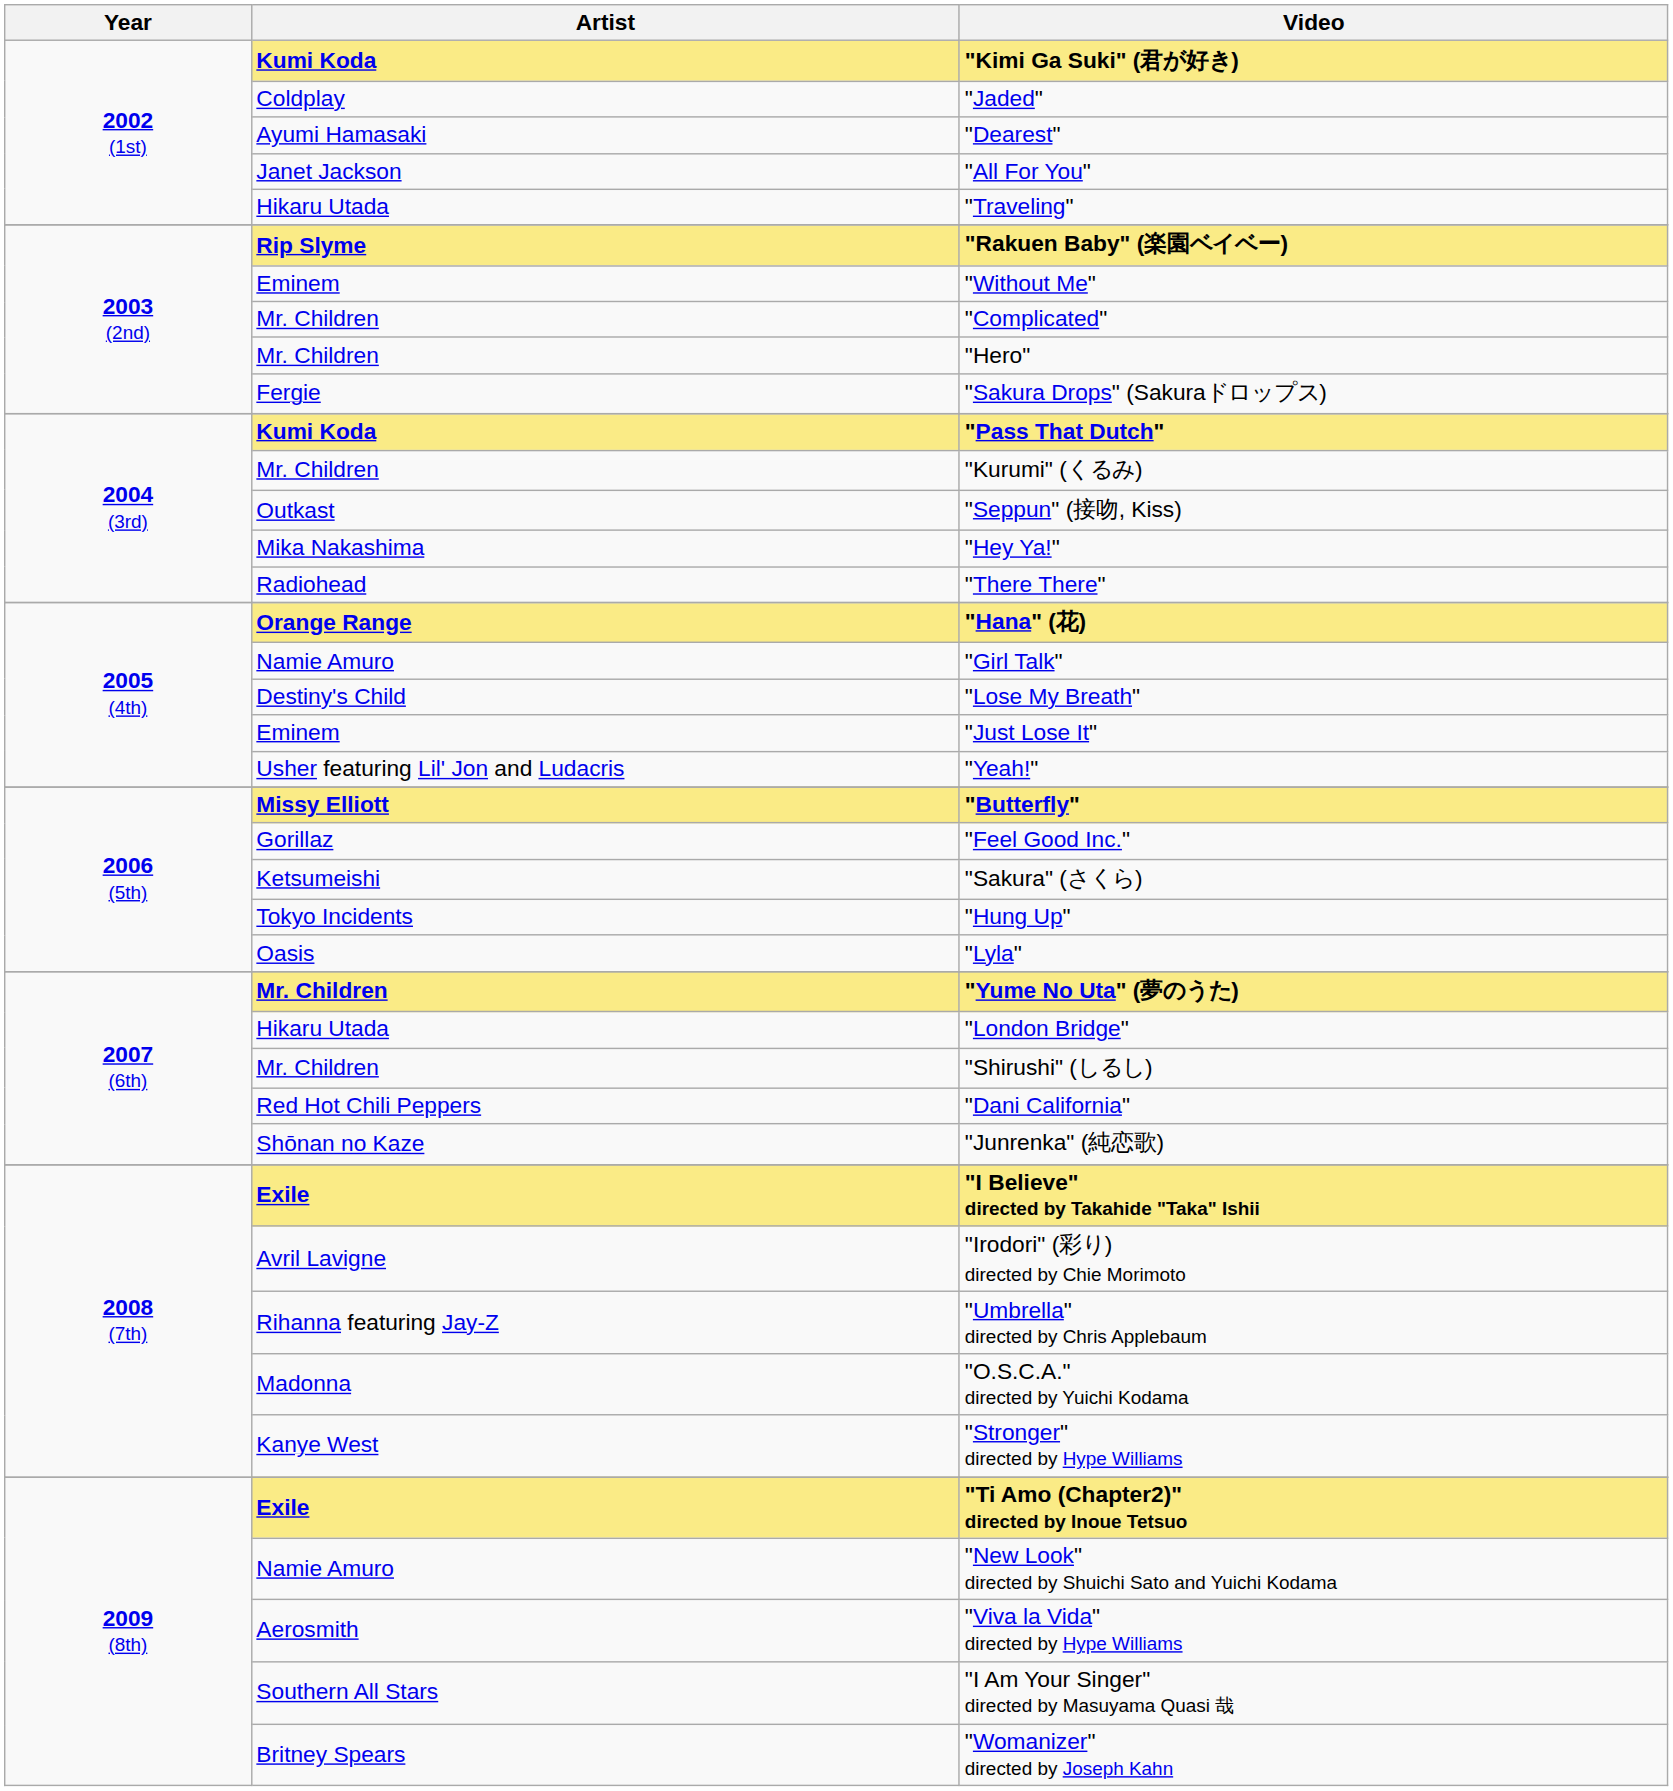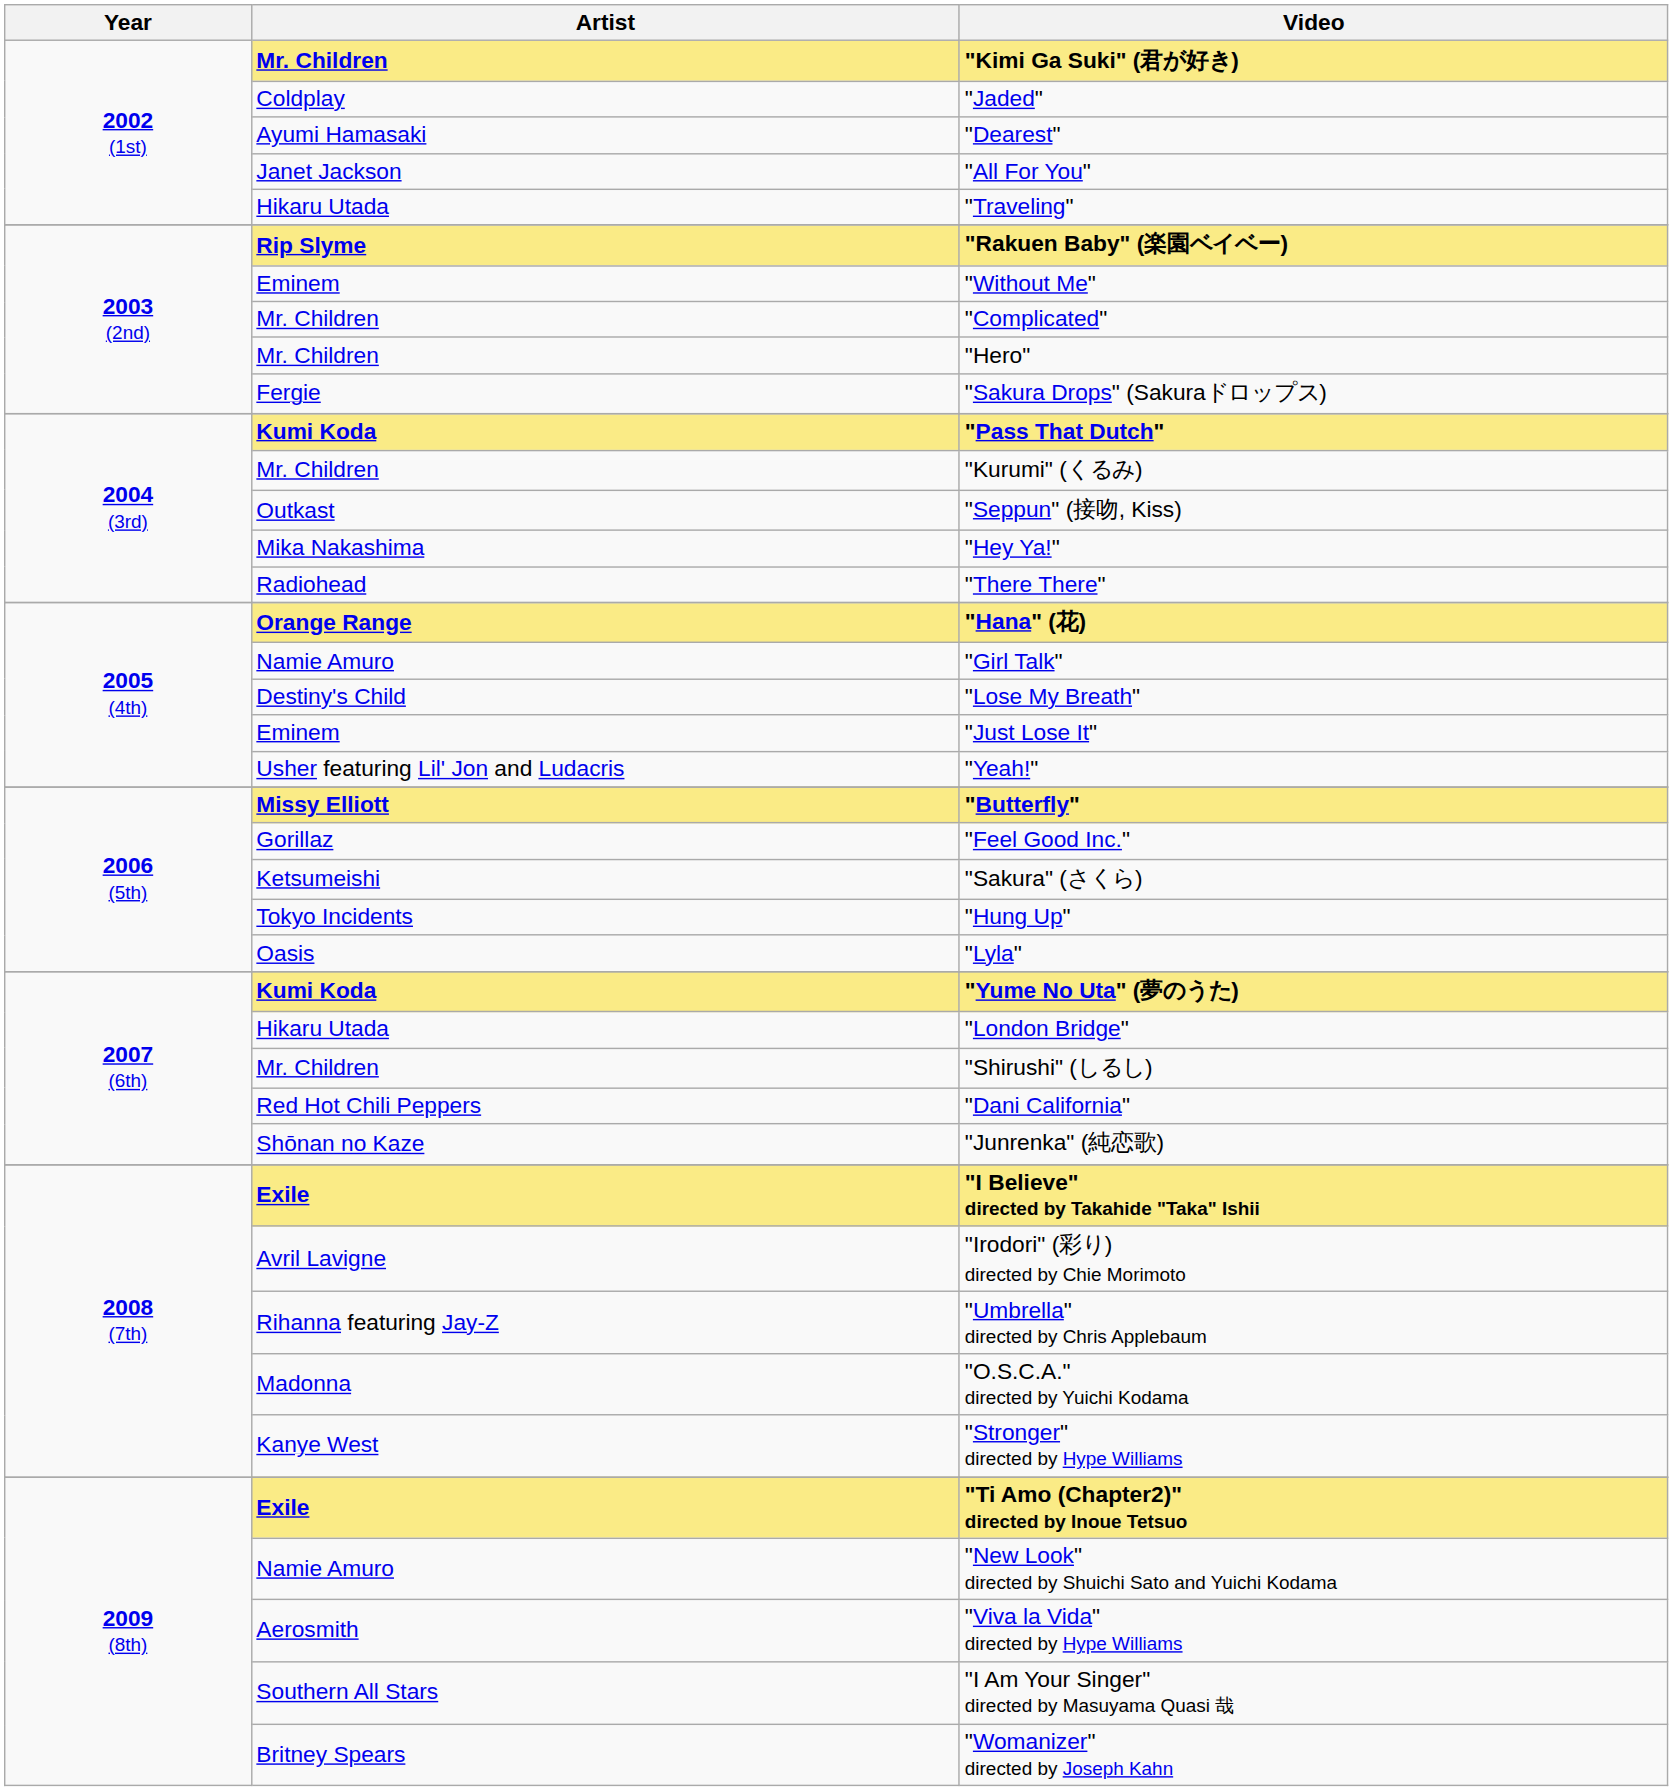(316, 60) Kumi Koda -> (322, 60) Mr. Children
(322, 991) Mr. Children -> (316, 991) Kumi Koda
